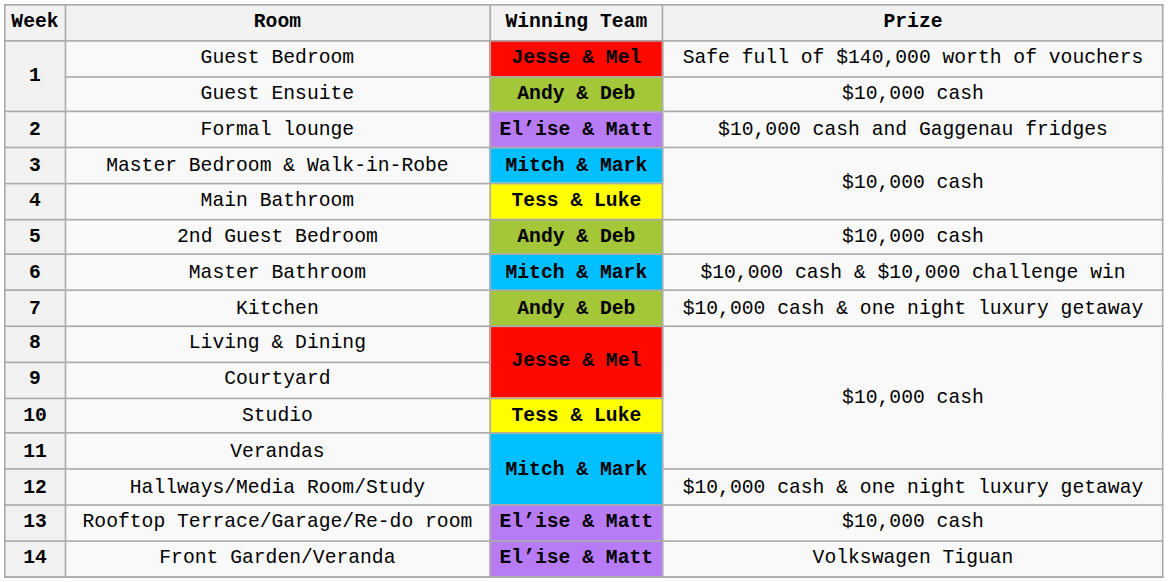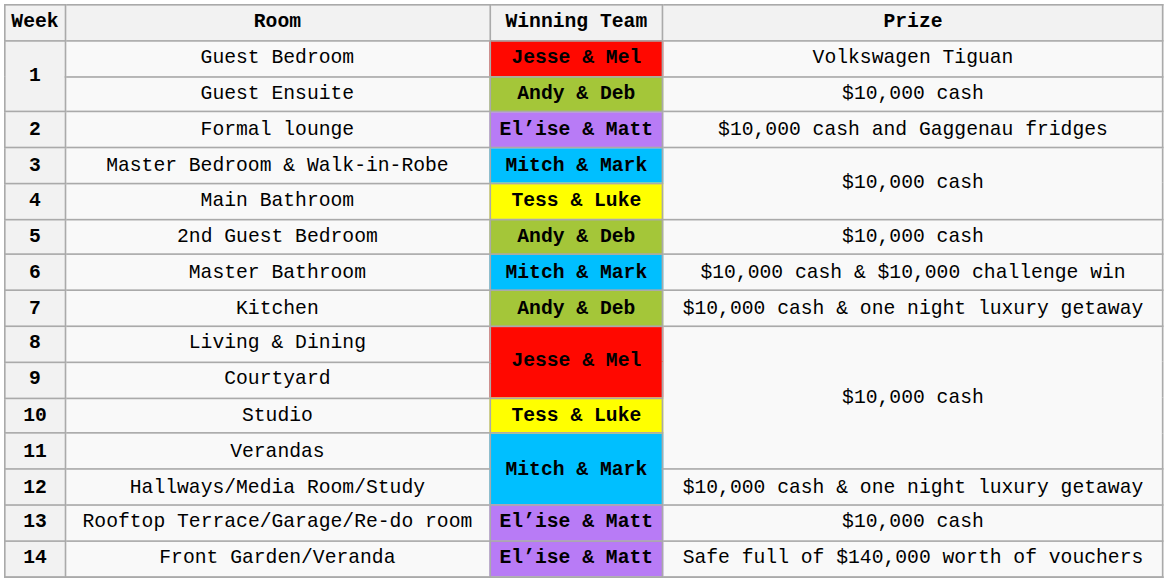(913, 58) Safe full of $140,000 worth of vouchers -> (913, 58) Volkswagen Tiguan
(913, 558) Volkswagen Tiguan -> (913, 558) Safe full of $140,000 worth of vouchers
